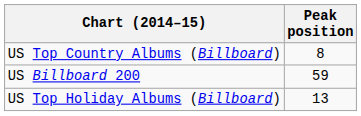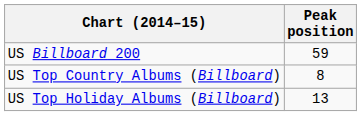rows swapped: (74, 77) <-> (144, 54)
